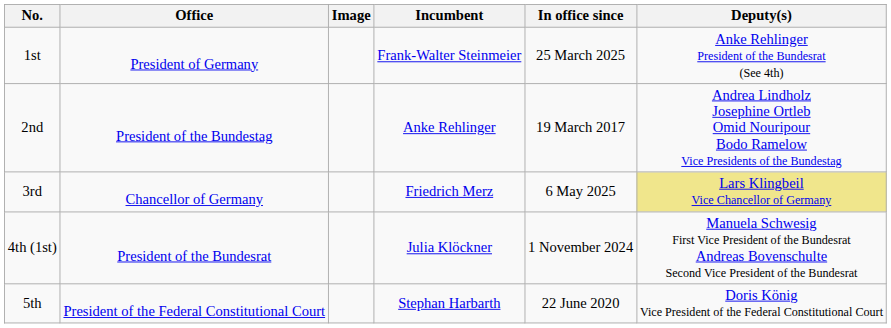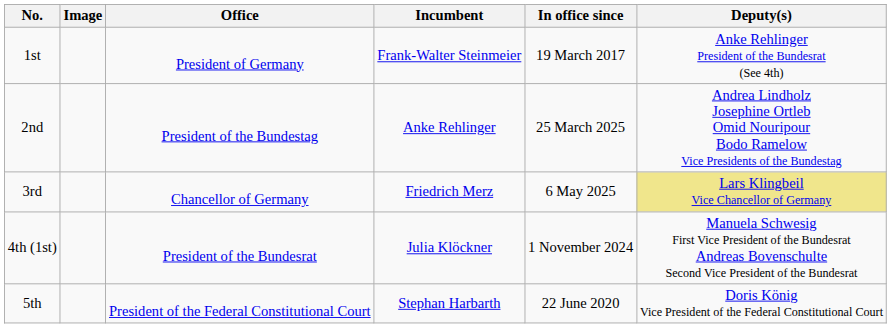columns swapped: (194, 16) <-> (351, 16)
(581, 55) 25 March 2025 -> (581, 55) 19 March 2017
(581, 127) 19 March 2017 -> (581, 127) 25 March 2025
